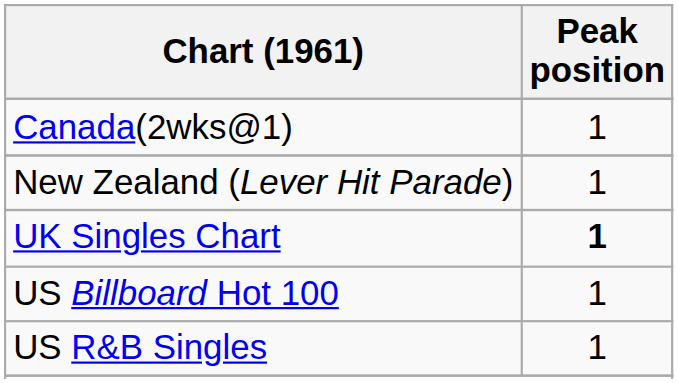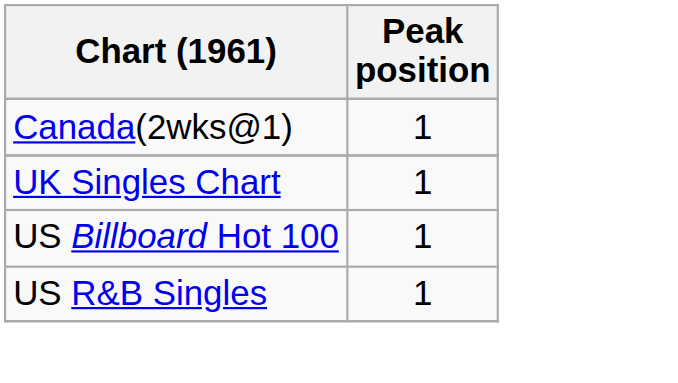- row: (263, 182)
(597, 237) bold -> (423, 182) normal
